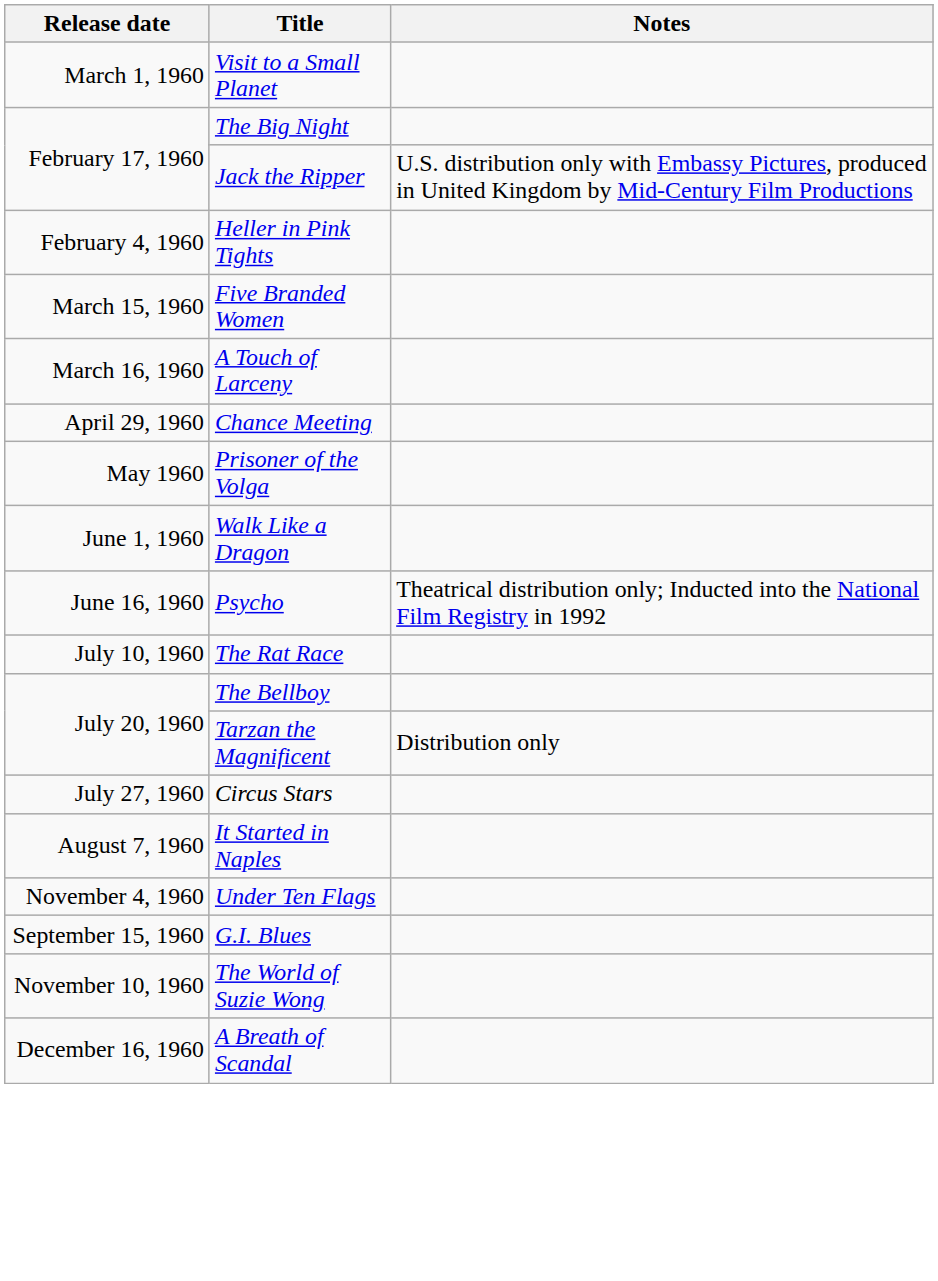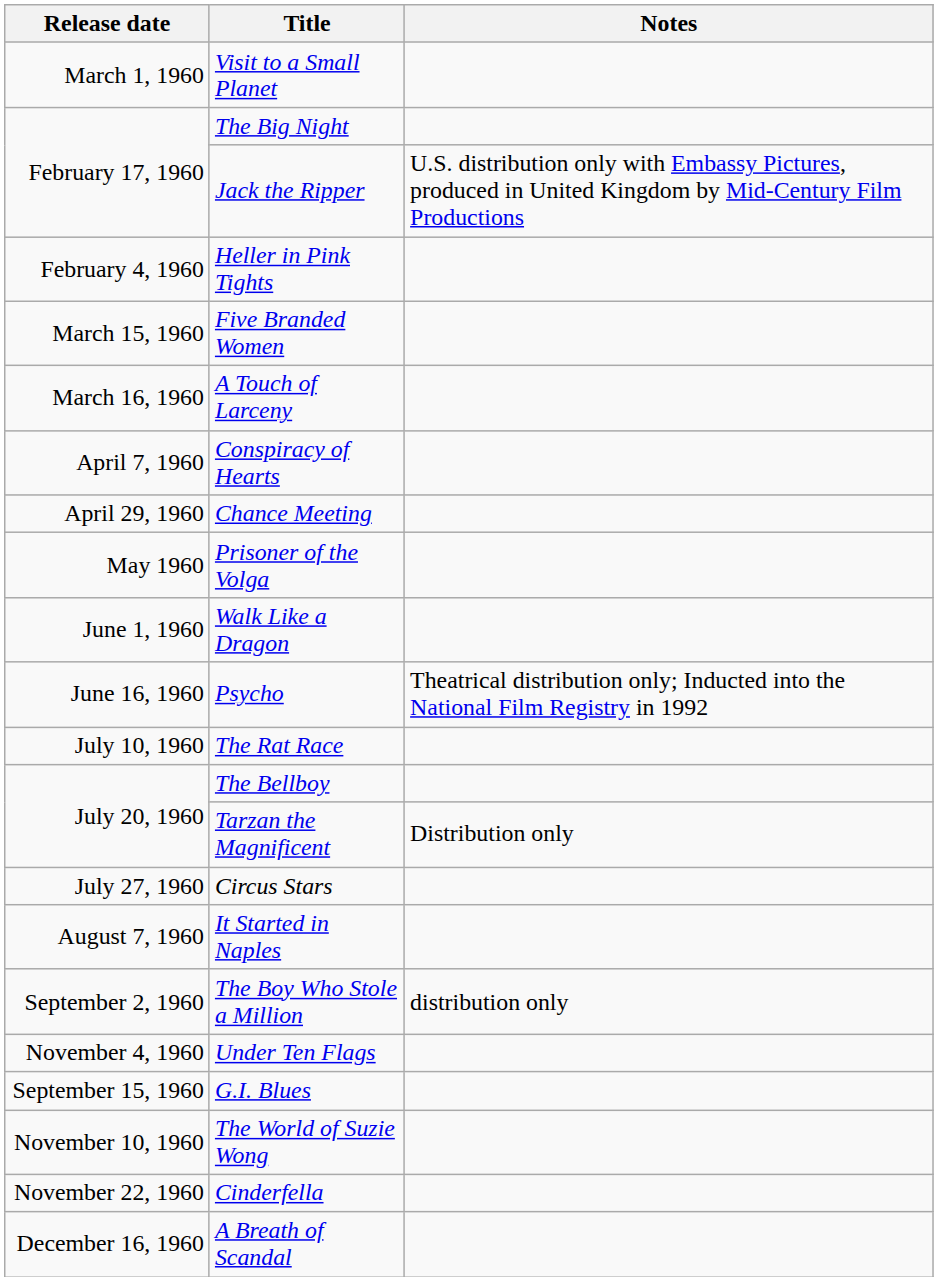+ row: (282, 462)
+ row: (306, 1001)
+ row: (269, 1192)
